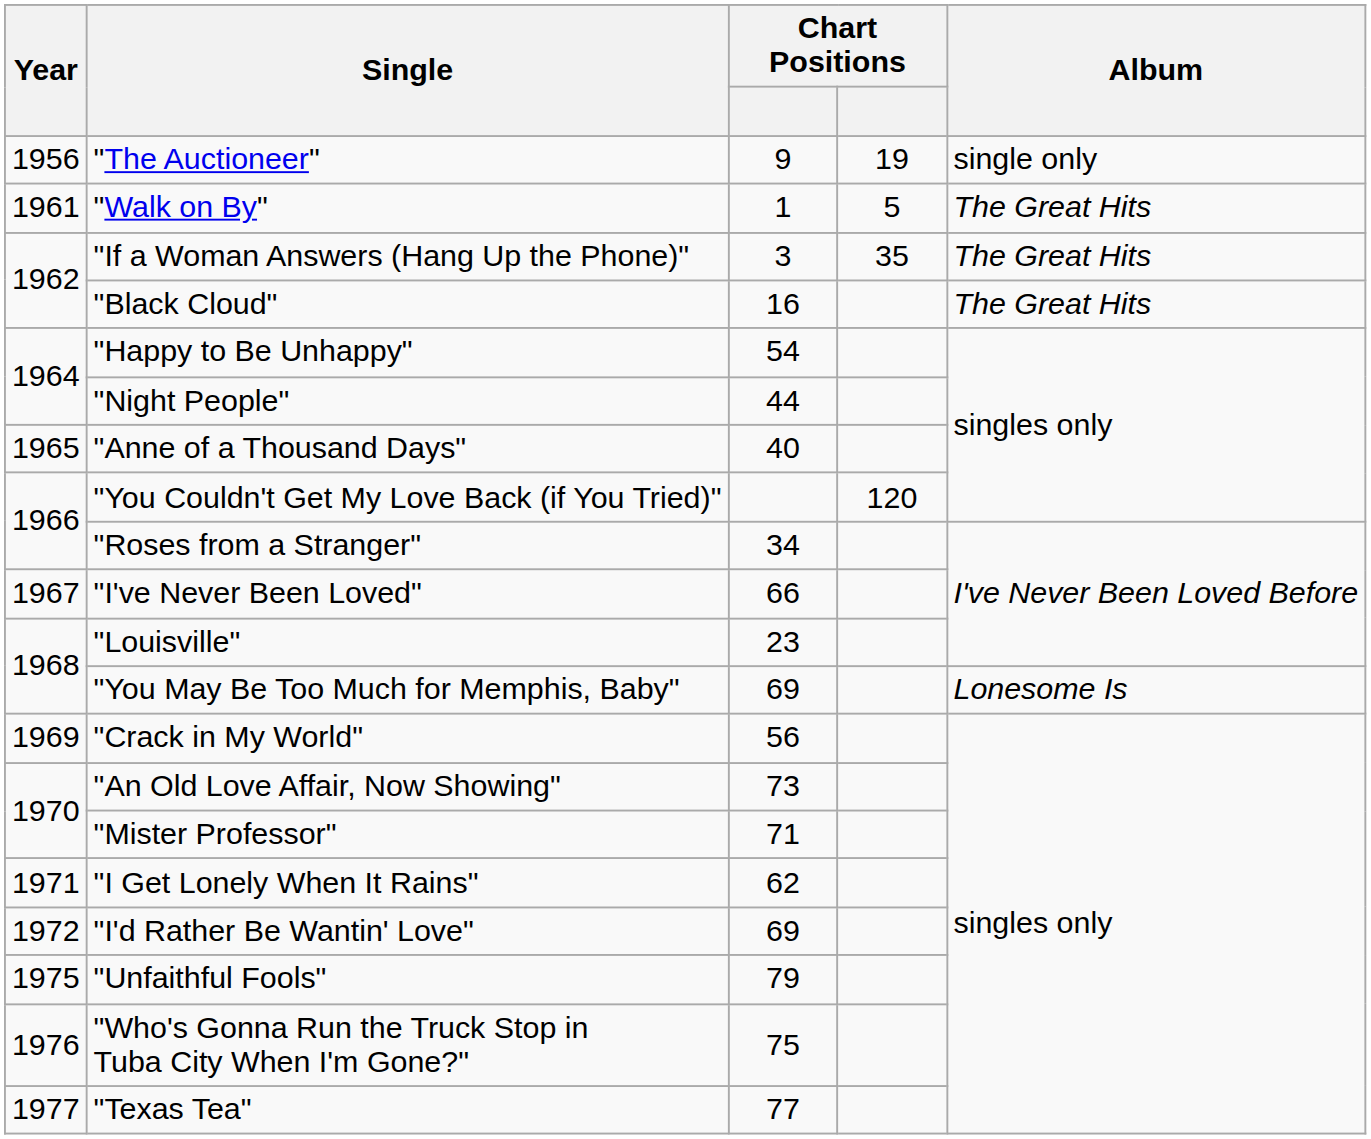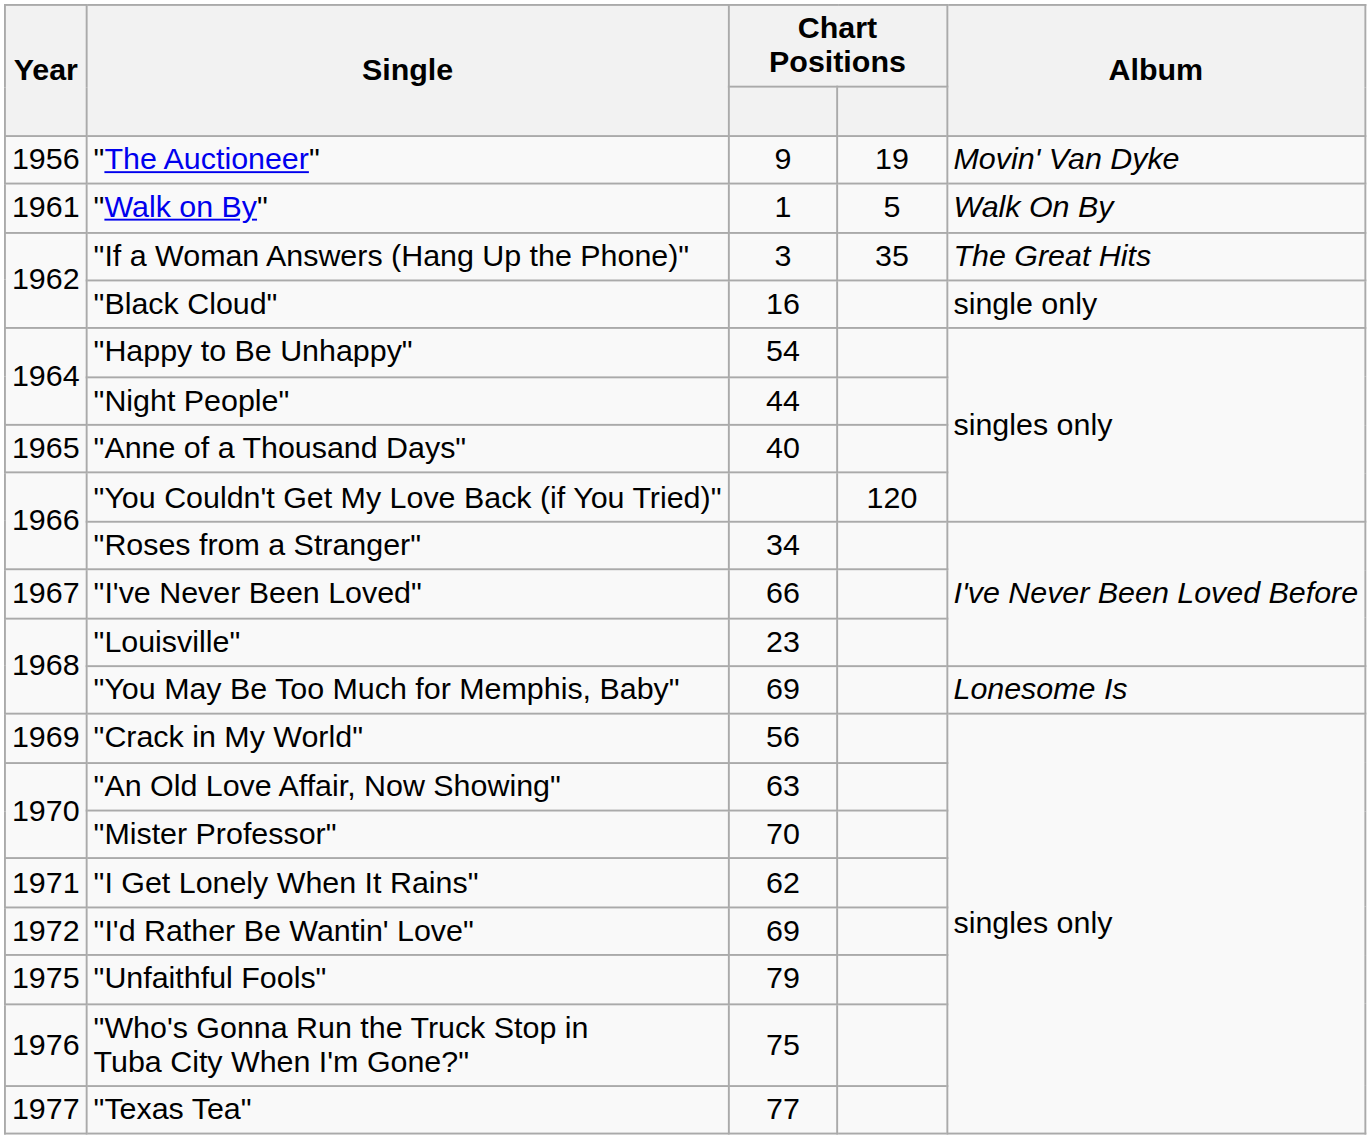(1025, 159) single only -> (1067, 159) Movin' Van Dyke
(1052, 207) The Great Hits -> (1033, 207) Walk On By
(1052, 303) The Great Hits -> (1025, 303) single only
(783, 785) 73 -> (783, 785) 63
(783, 834) 71 -> (783, 834) 70
